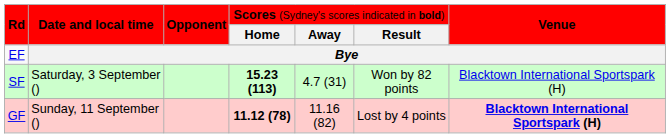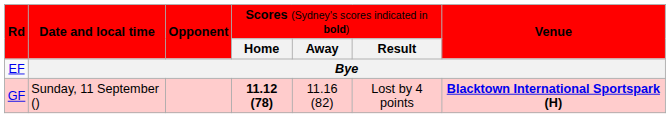- row: (17, 82)
